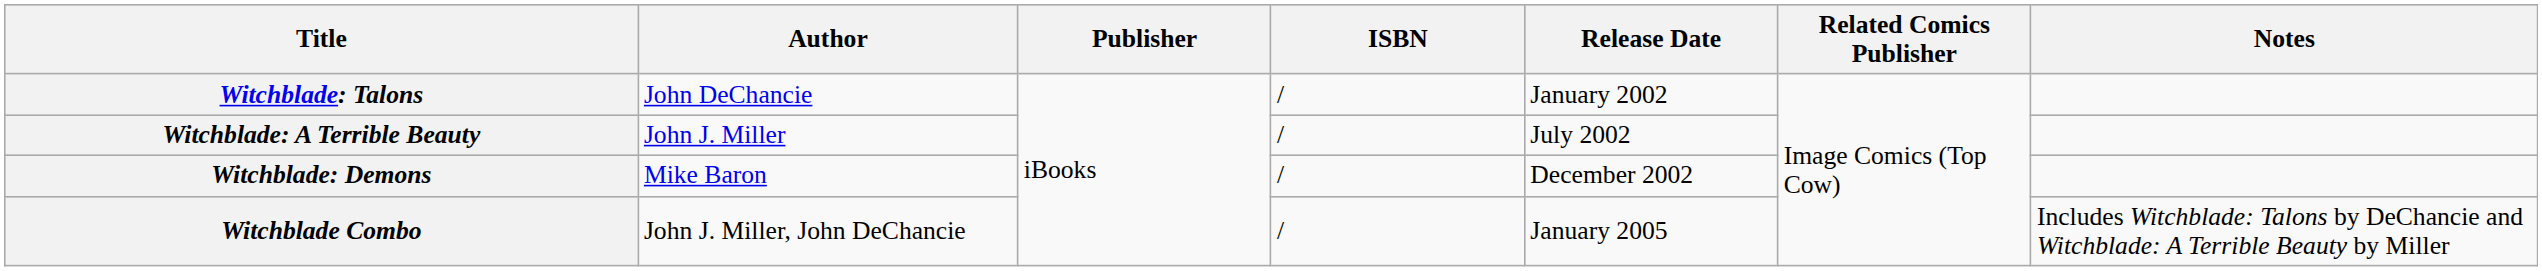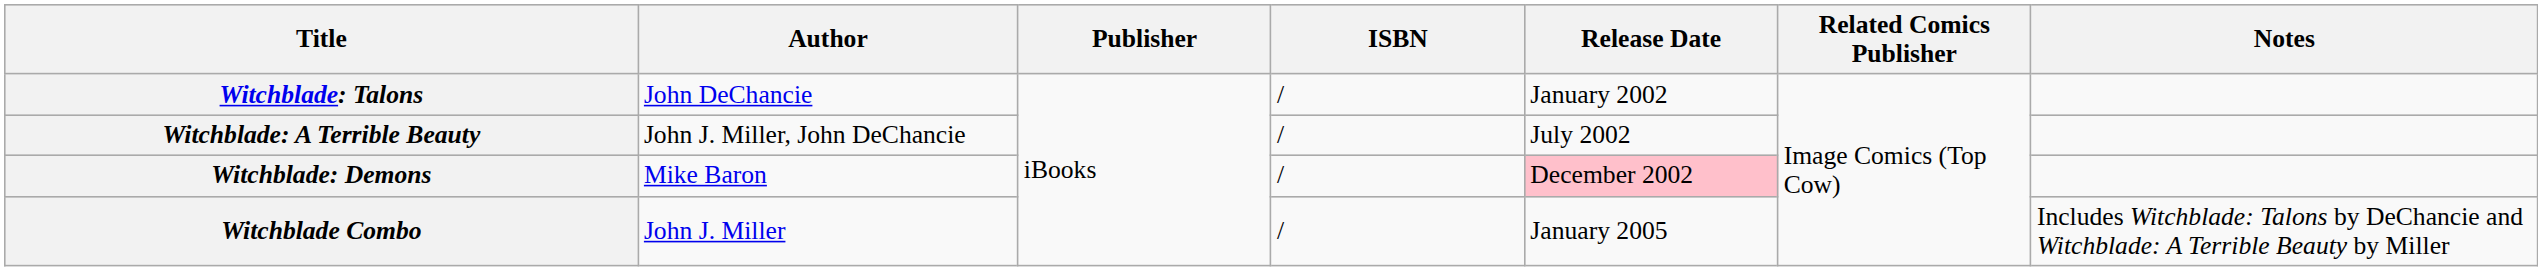(715, 134) John J. Miller -> (805, 134) John J. Miller, John DeChancie
(1612, 175) no background -> (1612, 175) pink background
(805, 230) John J. Miller, John DeChancie -> (715, 230) John J. Miller
